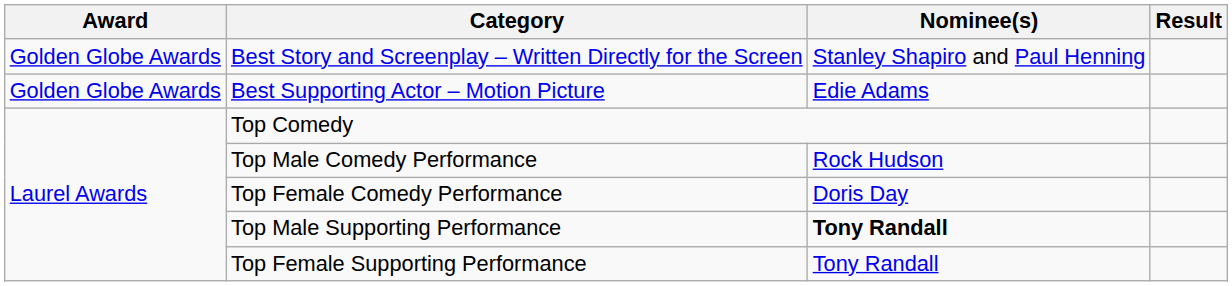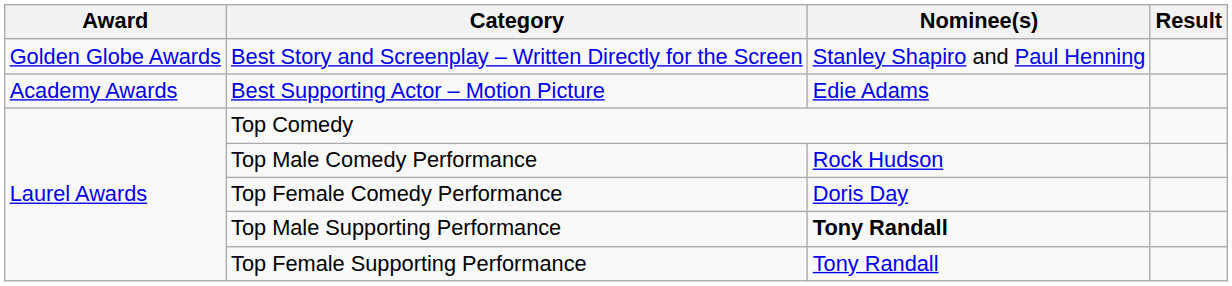(115, 90) Golden Globe Awards -> (94, 90) Academy Awards
